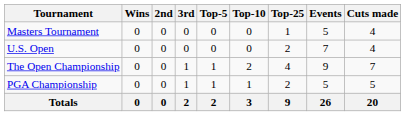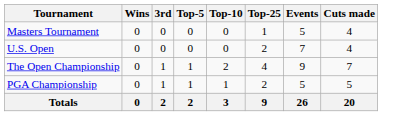- column: (164, 13)
